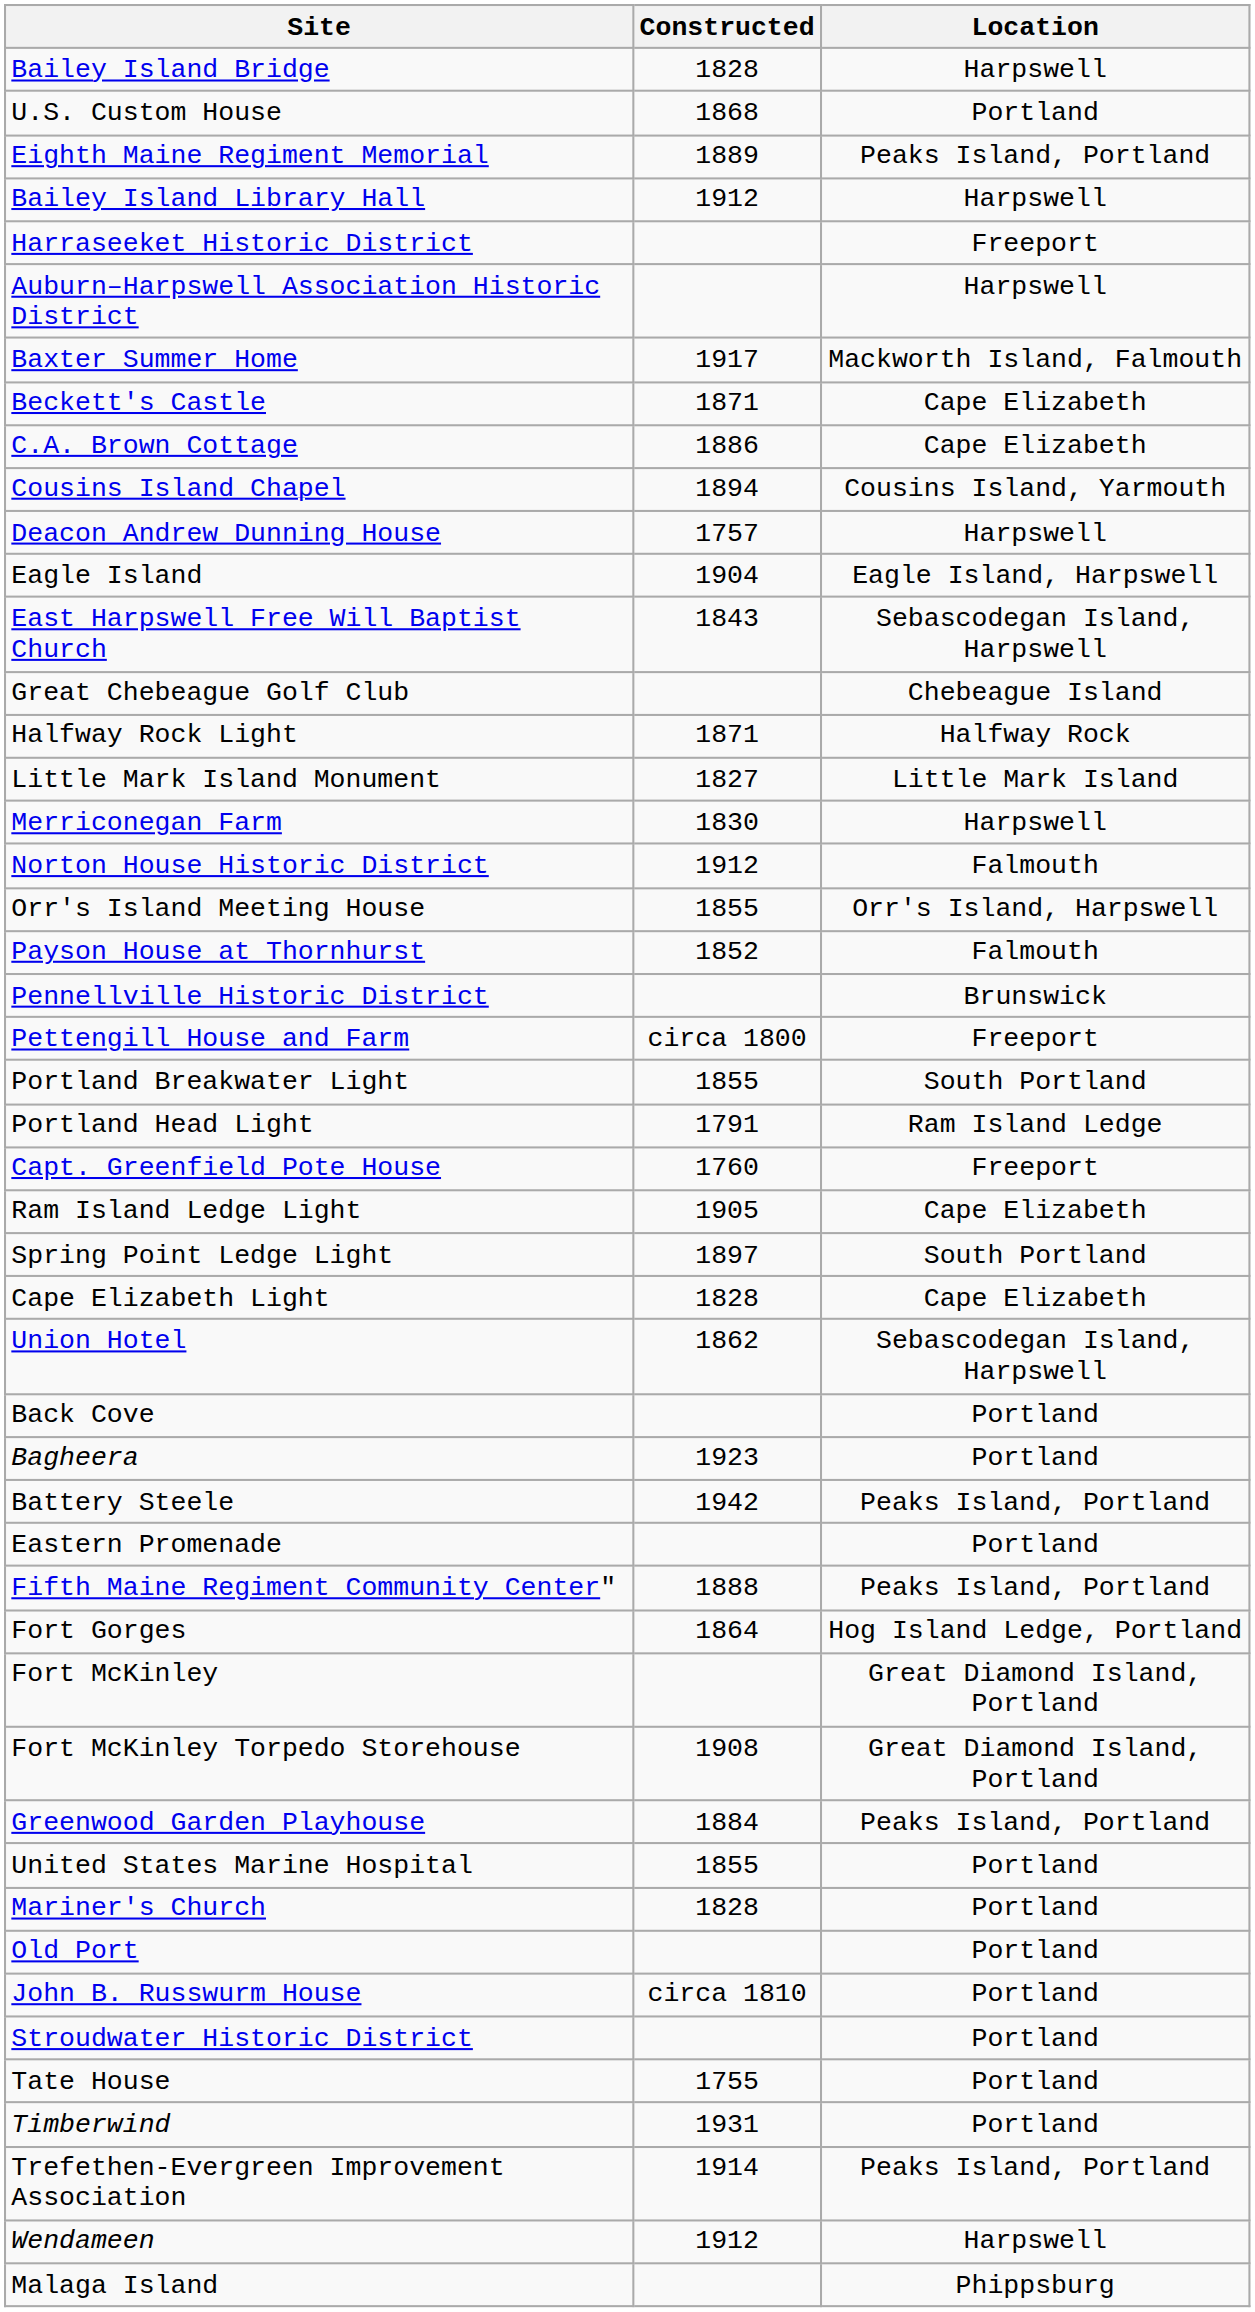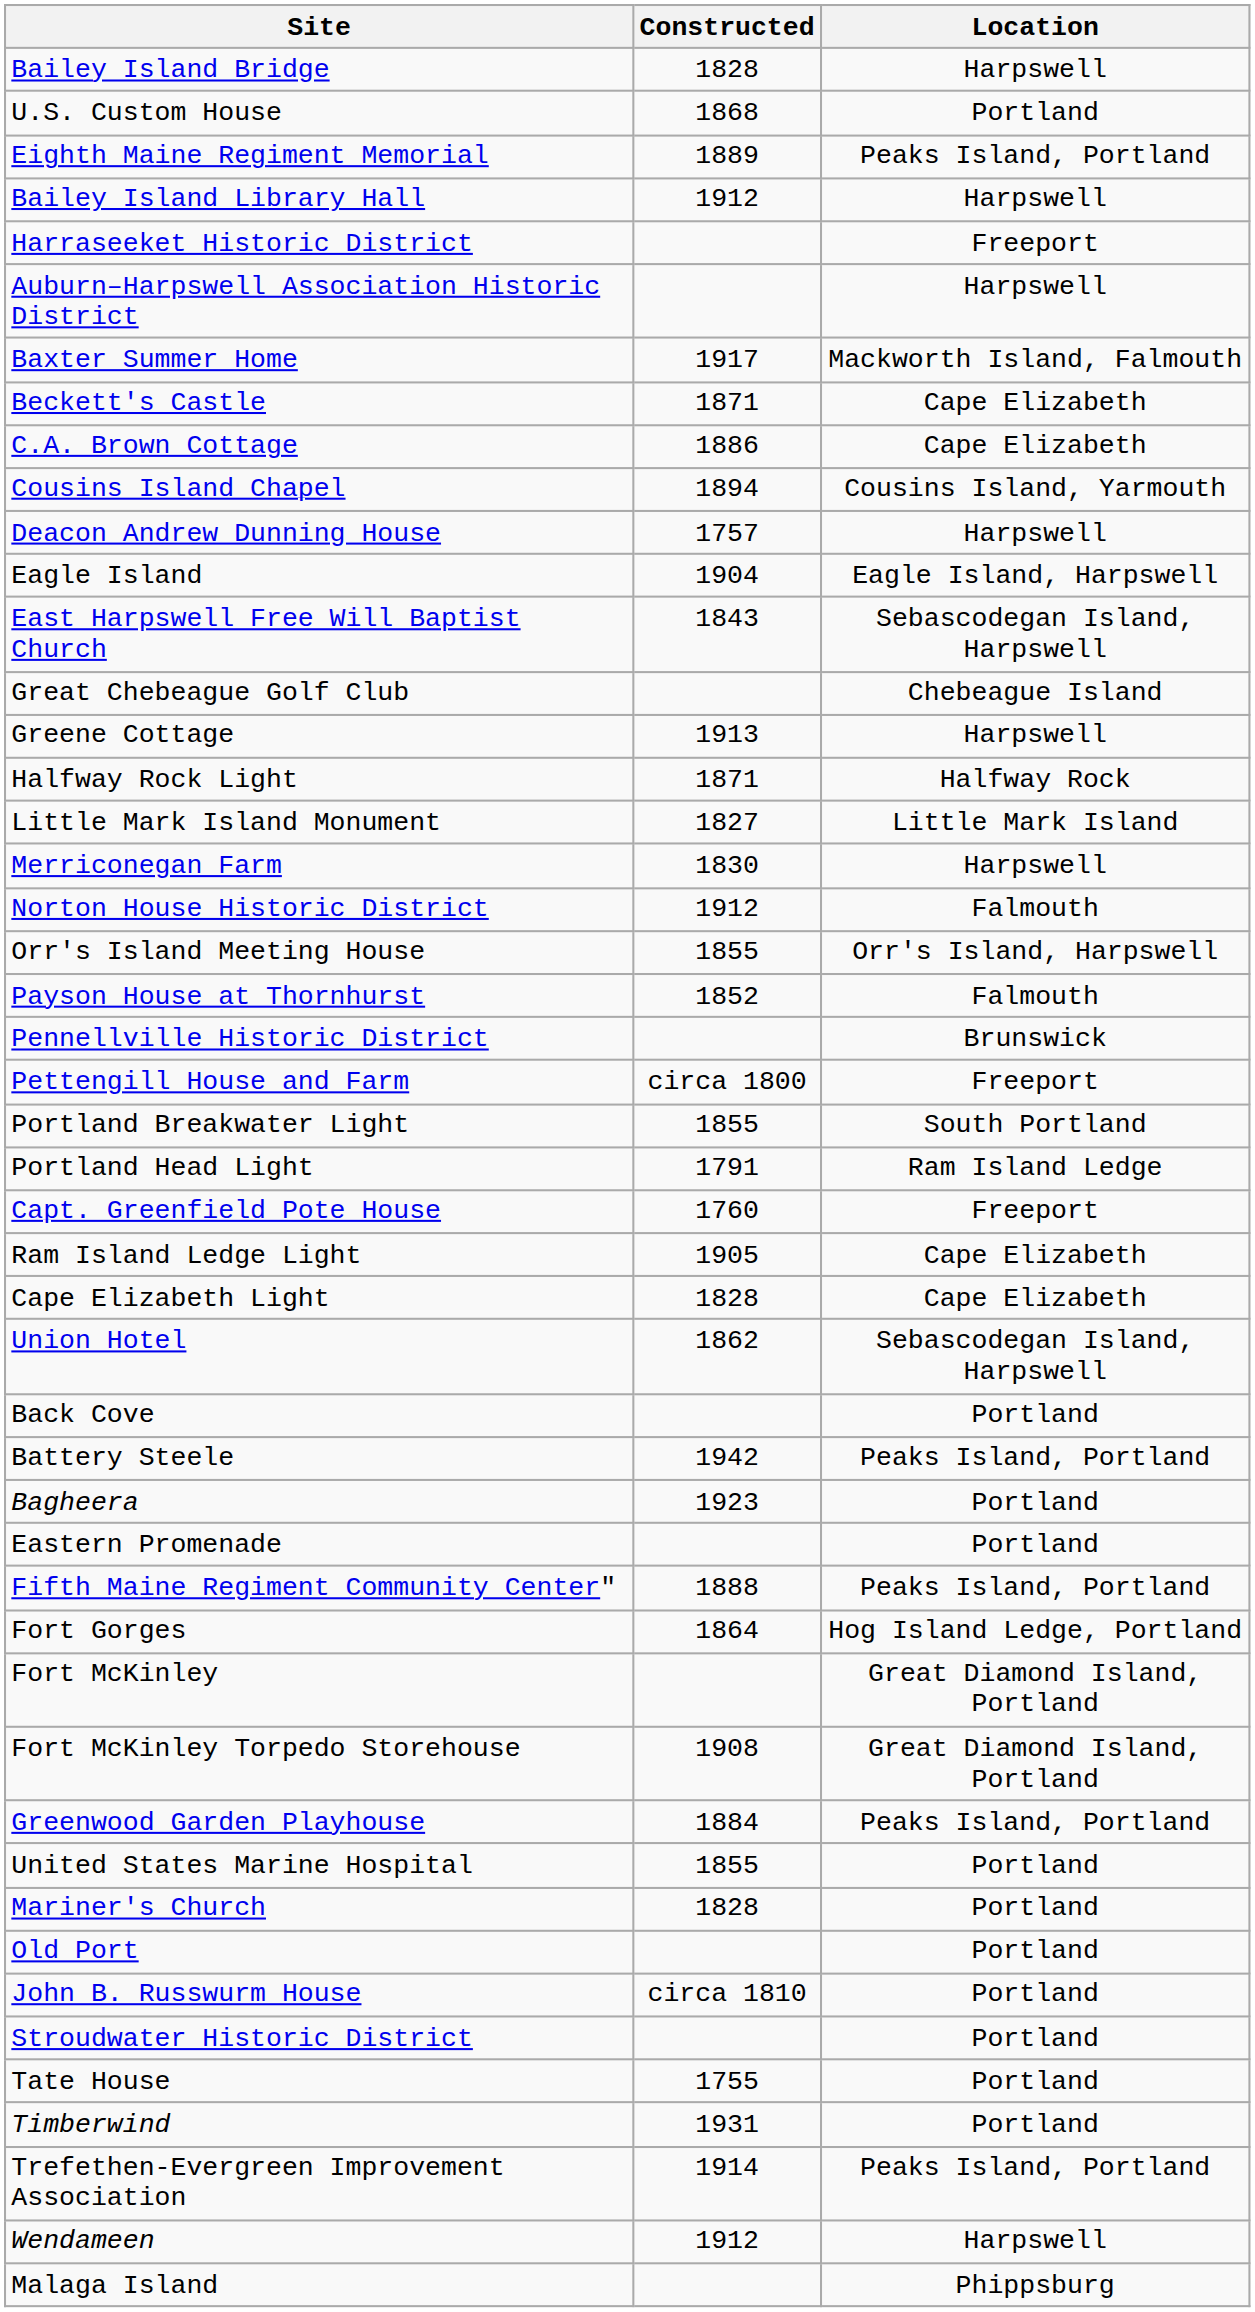+ row: (123, 736)
- row: (202, 1255)
rows swapped: (75, 1458) <-> (123, 1502)
